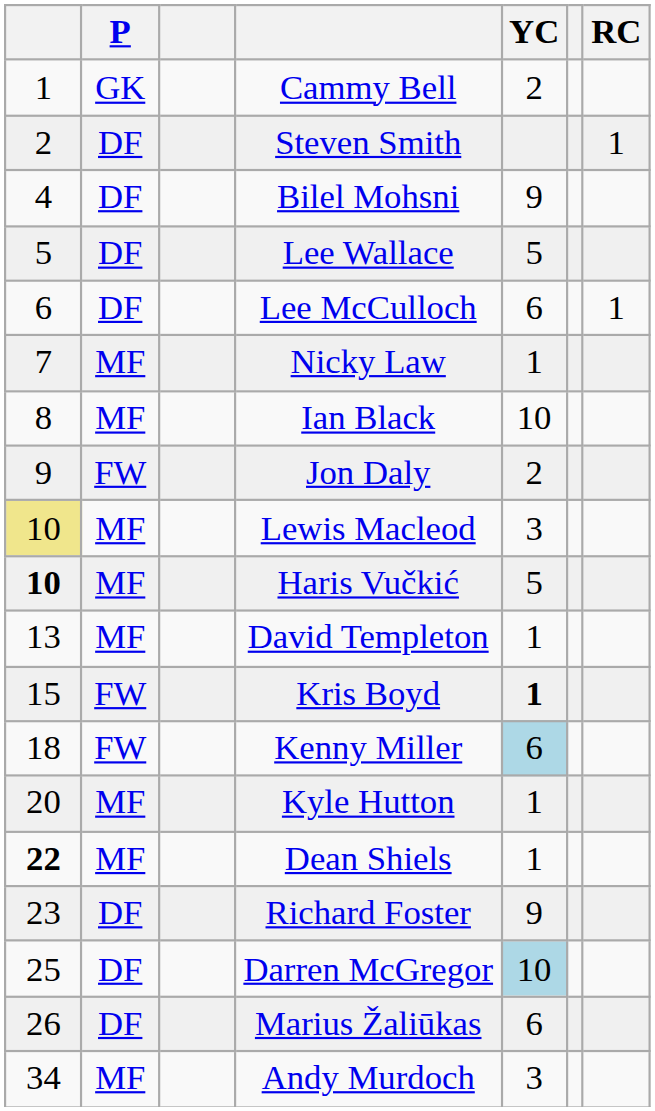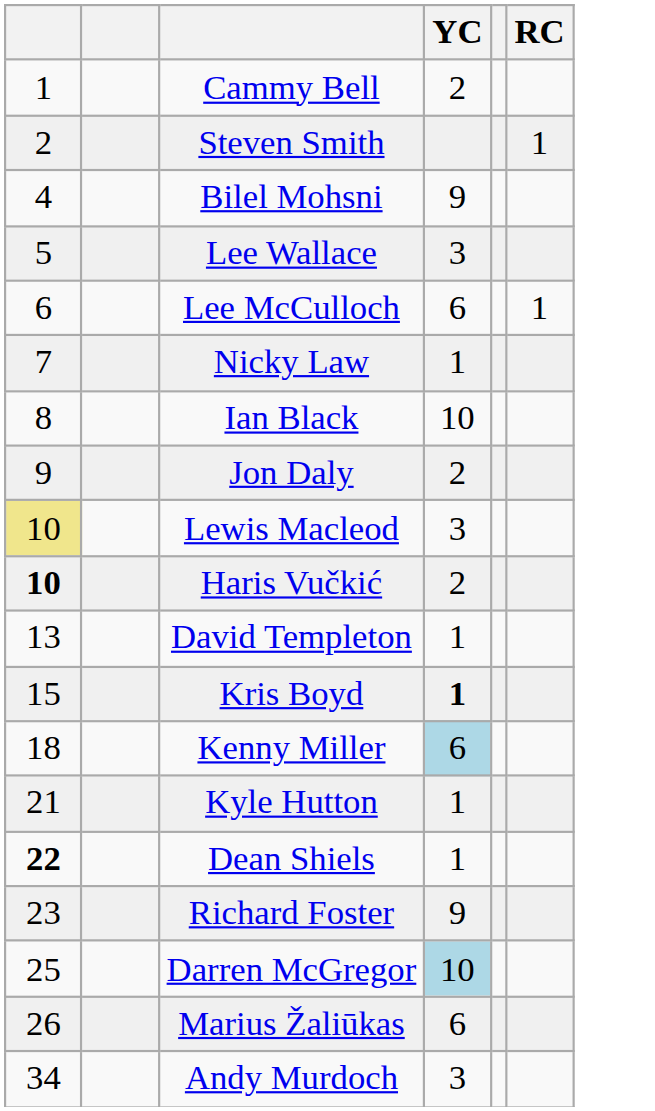- column: (120, 32)
(534, 252) 5 -> (457, 252) 3
(534, 582) 5 -> (457, 582) 2
(43, 802) 20 -> (43, 802) 21
